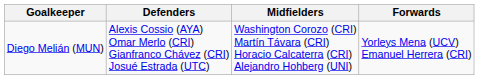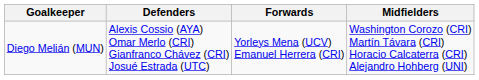columns swapped: (295, 13) <-> (417, 13)
